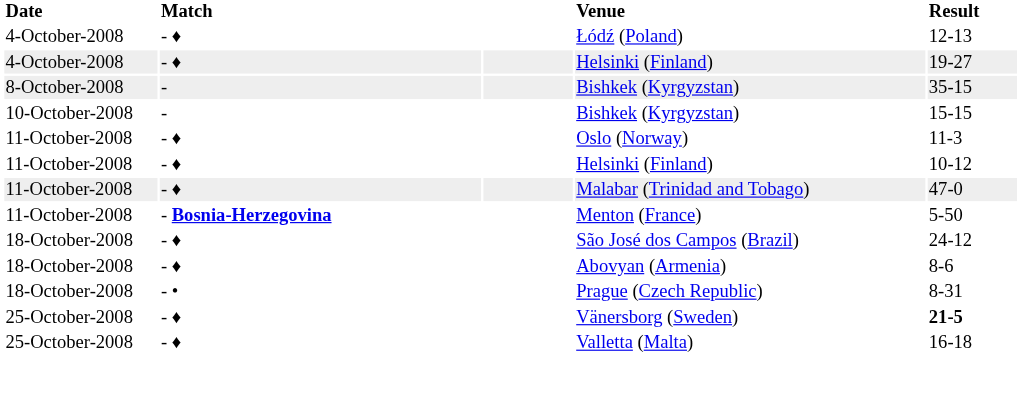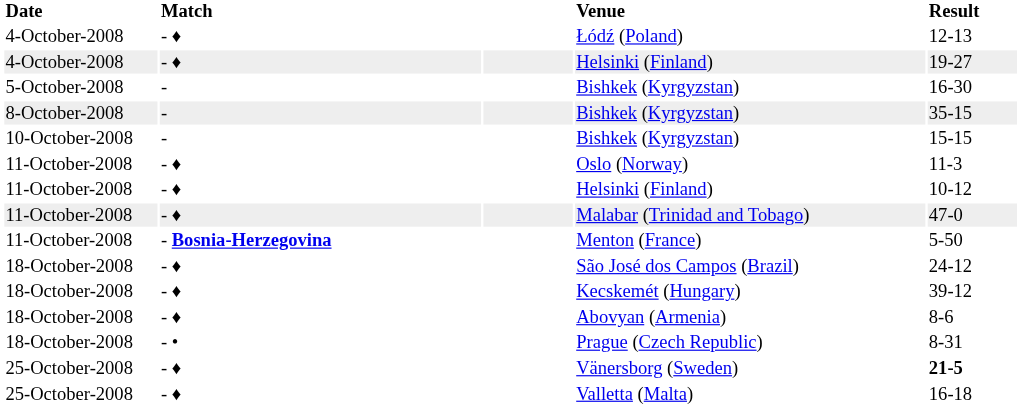+ row: (65, 87)
+ row: (69, 291)
